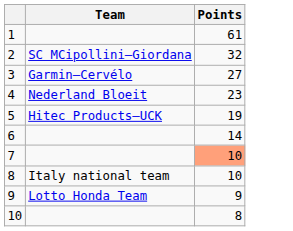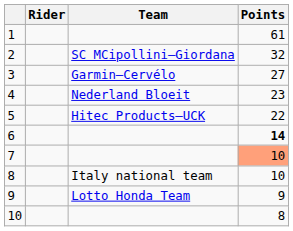+ column: (47, 15)
(235, 115) 19 -> (278, 115) 22
(235, 135) normal -> (278, 135) bold
